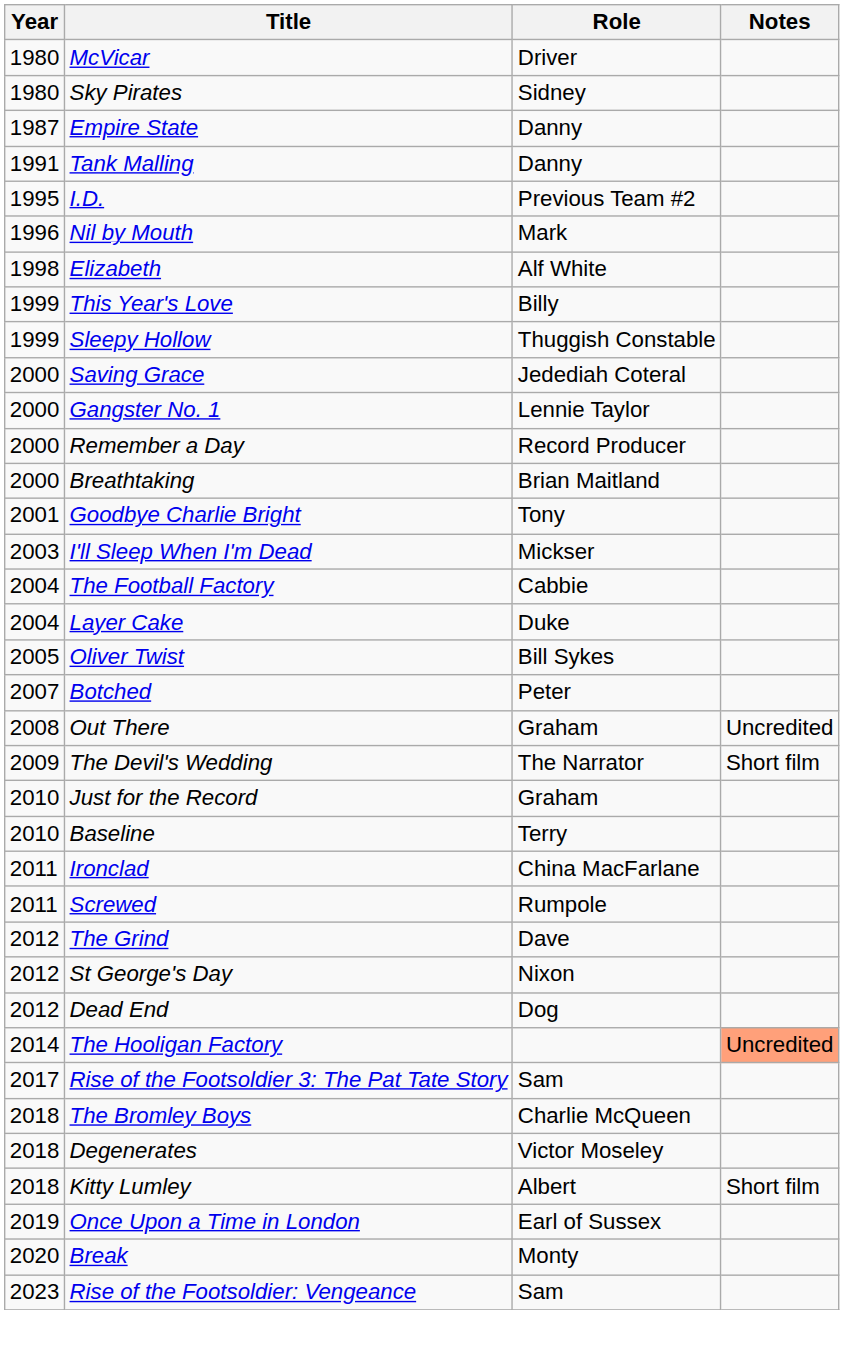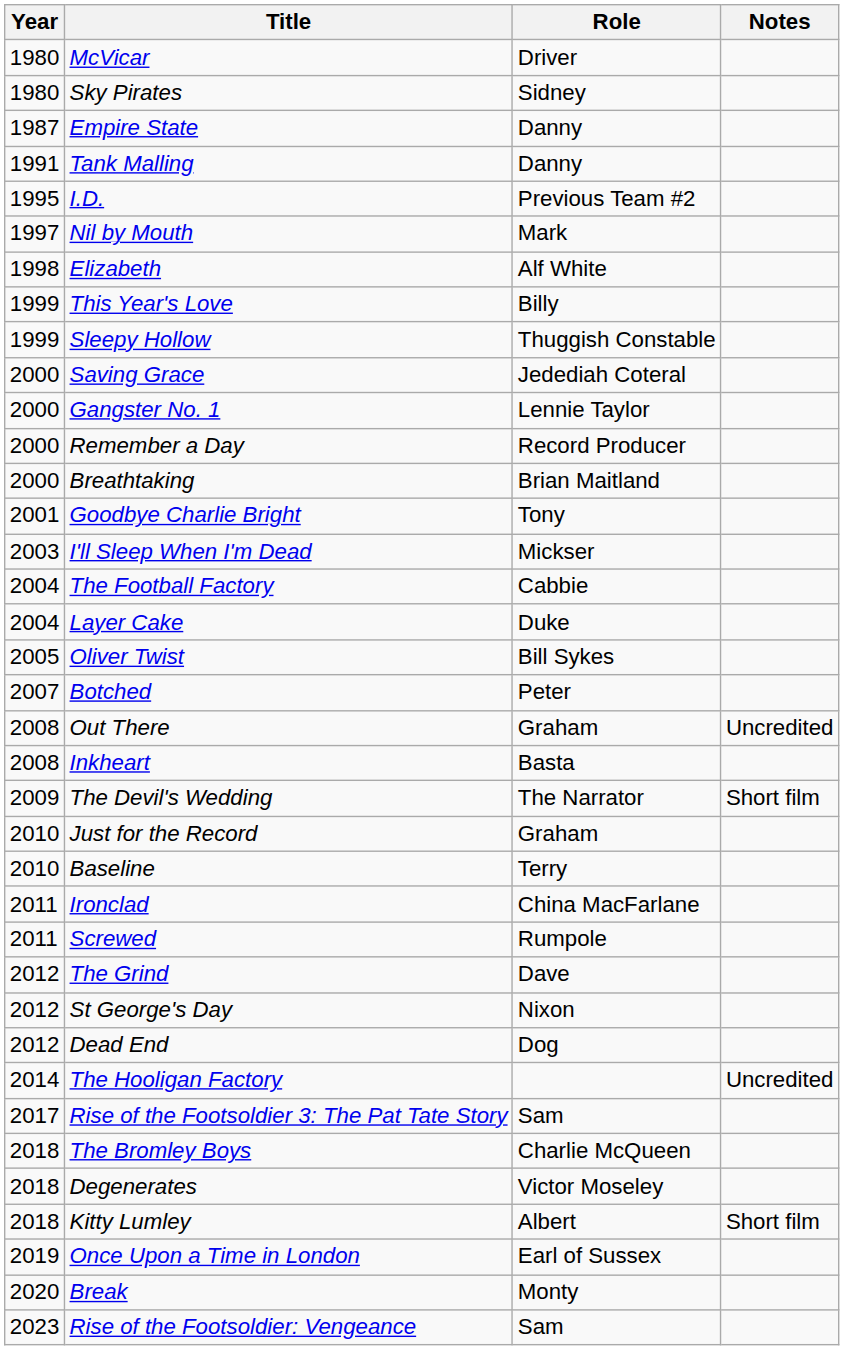(35, 233) 1996 -> (35, 233) 1997
+ row: (110, 762)
(780, 1045) lightsalmon background -> (780, 1080) no background
